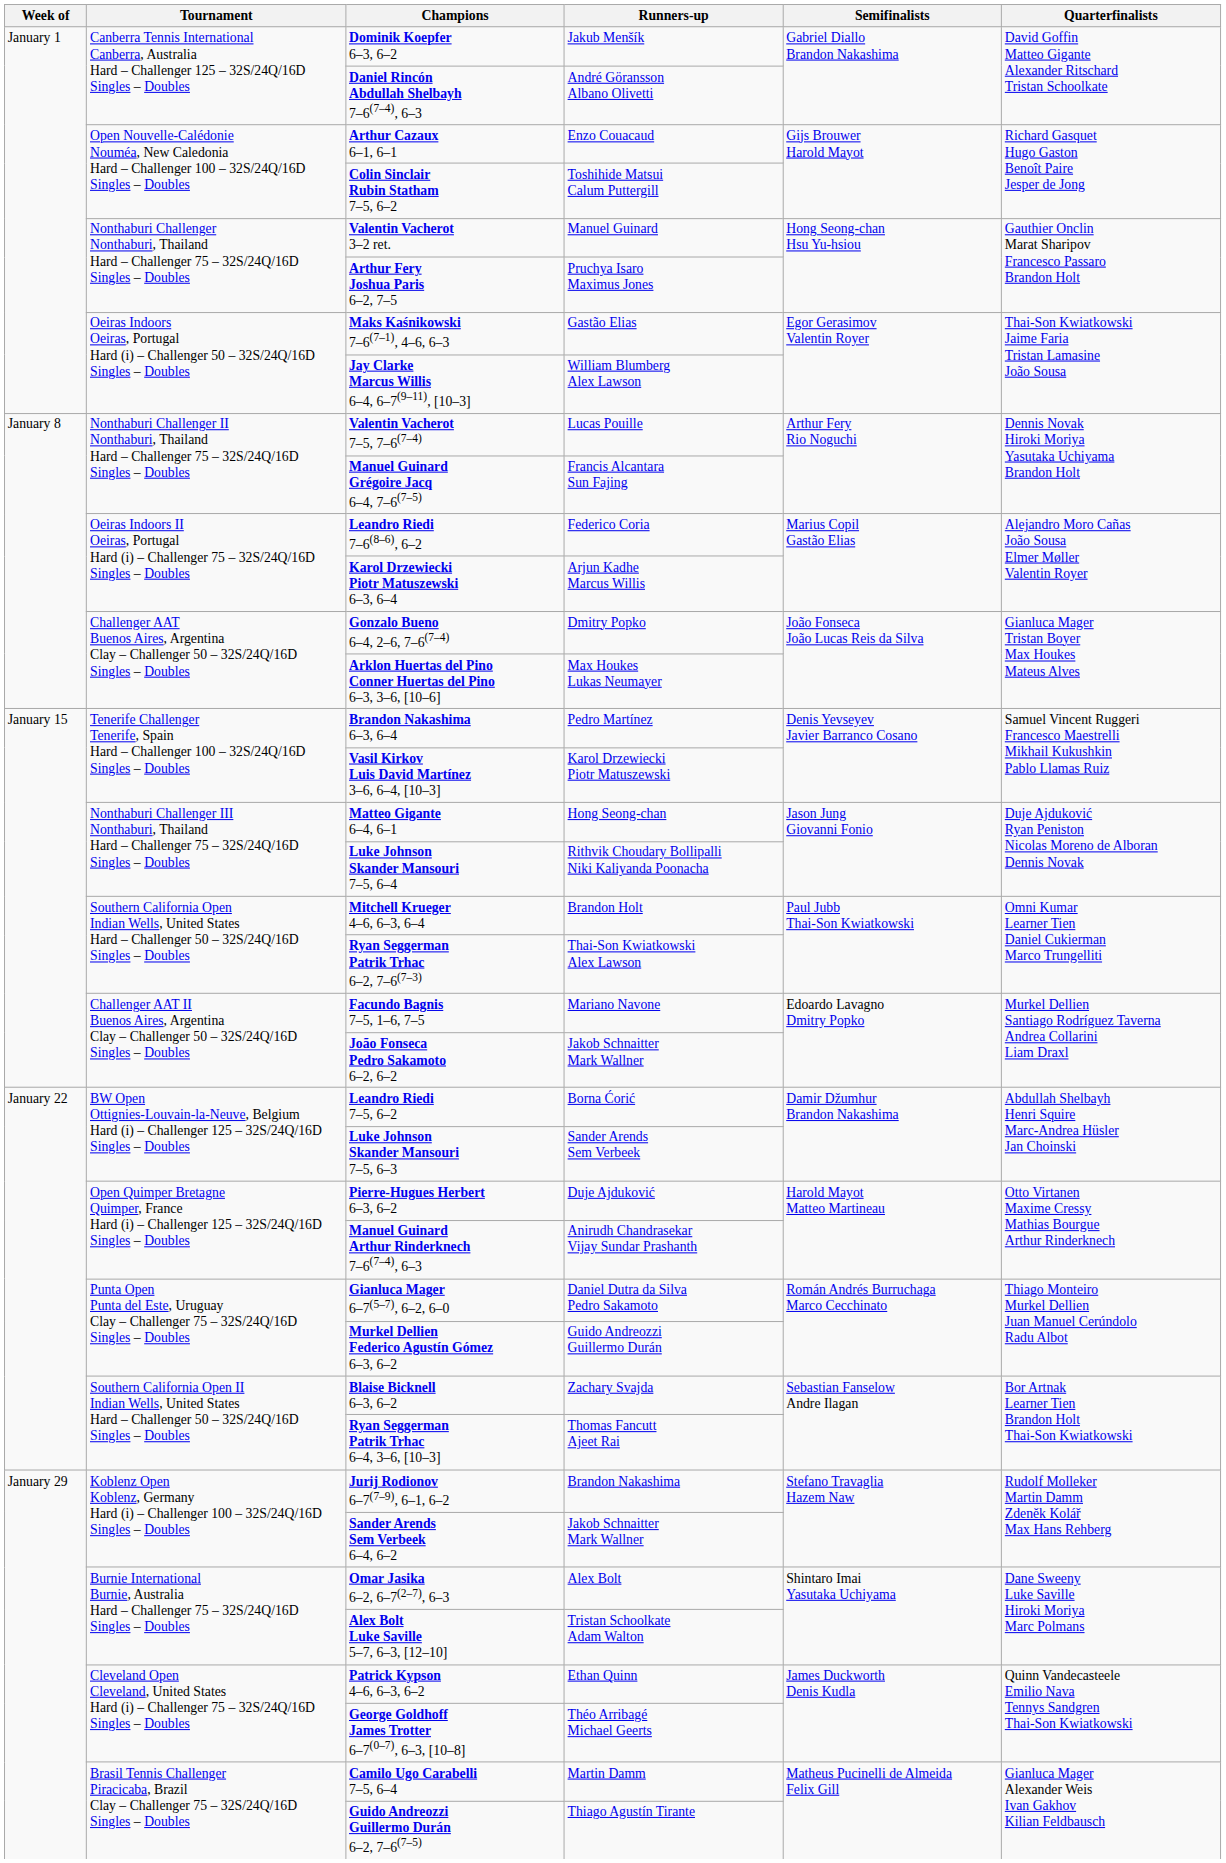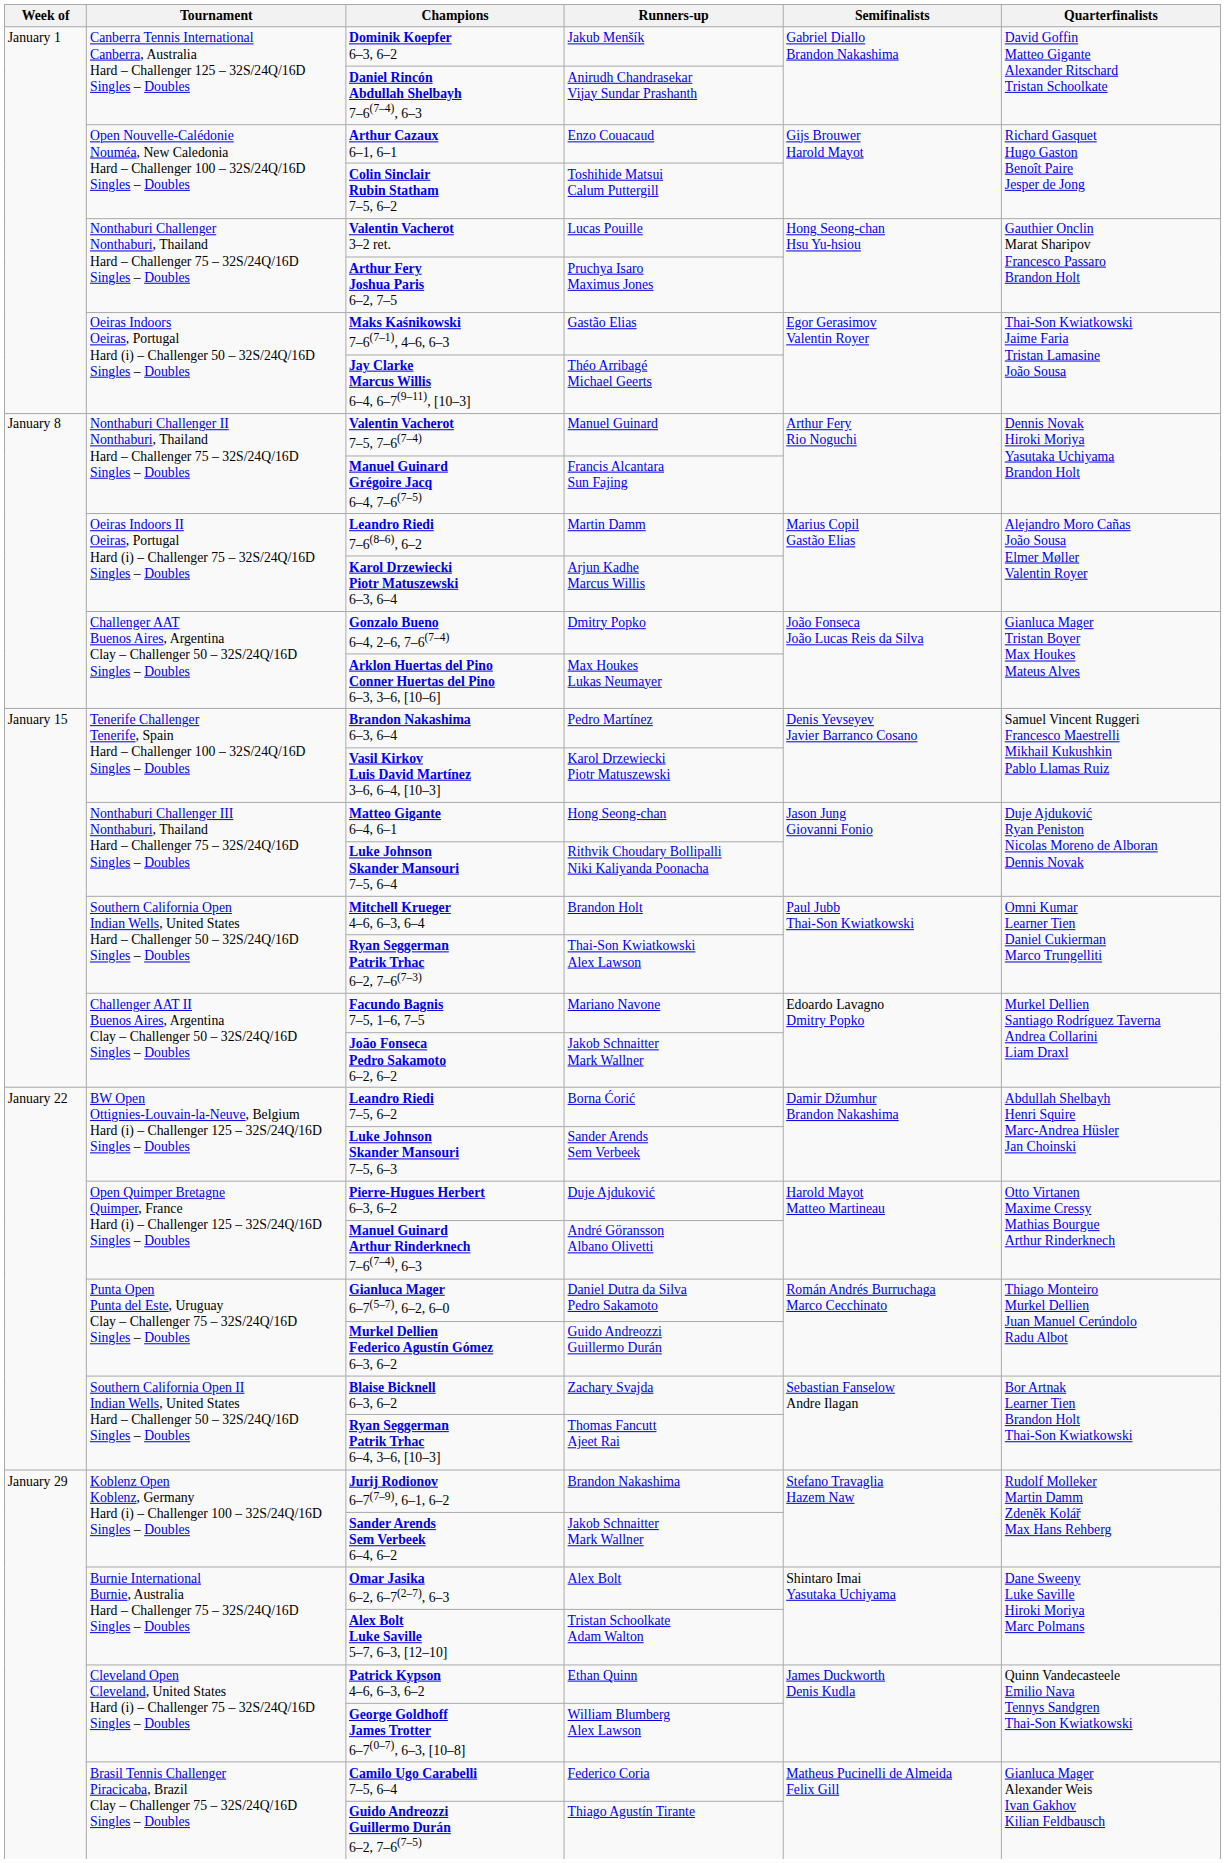(616, 84) André Göransson Albano Olivetti -> (632, 84) Anirudh Chandrasekar Vijay Sundar Prashanth
(613, 229) Manuel Guinard -> (605, 229) Lucas Pouille
(619, 373) William Blumberg Alex Lawson -> (610, 373) Théo Arribagé Michael Geerts
(605, 424) Lucas Pouille -> (613, 424) Manuel Guinard
(609, 524) Federico Coria -> (607, 524) Martin Damm
(632, 1239) Anirudh Chandrasekar Vijay Sundar Prashanth -> (616, 1239) André Göransson Albano Olivetti
(610, 1722) Théo Arribagé Michael Geerts -> (619, 1722) William Blumberg Alex Lawson
(607, 1772) Martin Damm -> (609, 1772) Federico Coria
